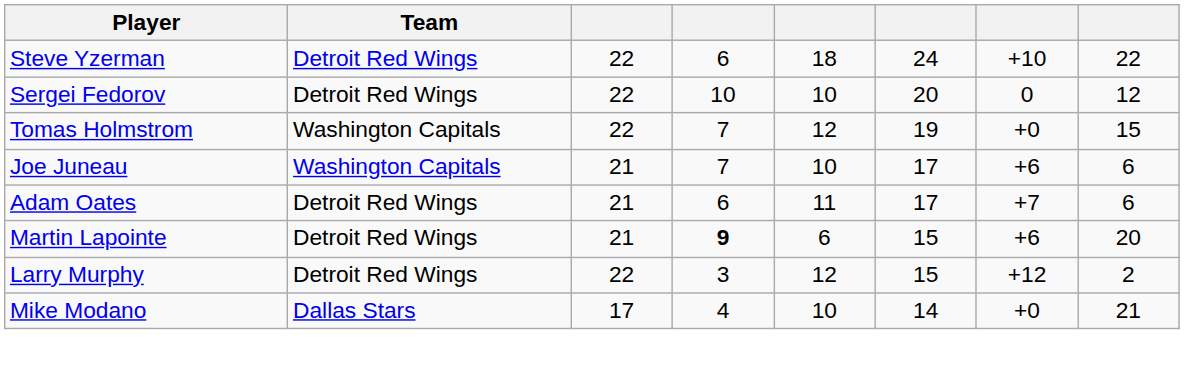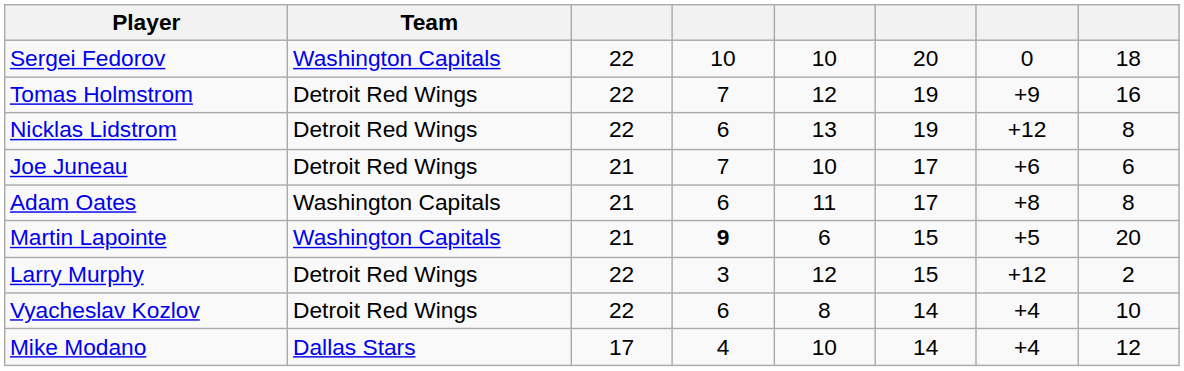- row: (87, 58)
(385, 94) Detroit Red Wings -> (397, 58) Washington Capitals
(1128, 94) 12 -> (1128, 58) 18
(397, 130) Washington Capitals -> (385, 94) Detroit Red Wings
(1027, 130) +0 -> (1027, 94) +9
(1128, 130) 15 -> (1128, 94) 16
+ row: (93, 130)
(397, 166) Washington Capitals -> (385, 166) Detroit Red Wings
(385, 202) Detroit Red Wings -> (397, 202) Washington Capitals
(1027, 202) +7 -> (1027, 202) +8
(1128, 202) 6 -> (1128, 202) 8
(385, 238) Detroit Red Wings -> (397, 238) Washington Capitals
(1027, 238) +6 -> (1027, 238) +5
+ row: (105, 310)
(1027, 310) +0 -> (1027, 346) +4
(1128, 310) 21 -> (1128, 346) 12
